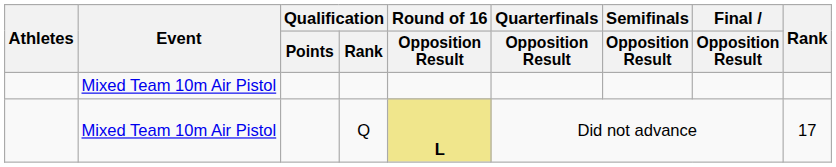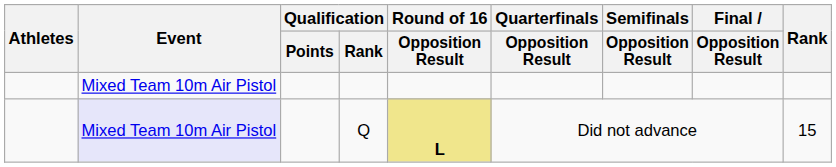(179, 131) no background -> (179, 131) lavender background
(807, 131) 17 -> (807, 131) 15
